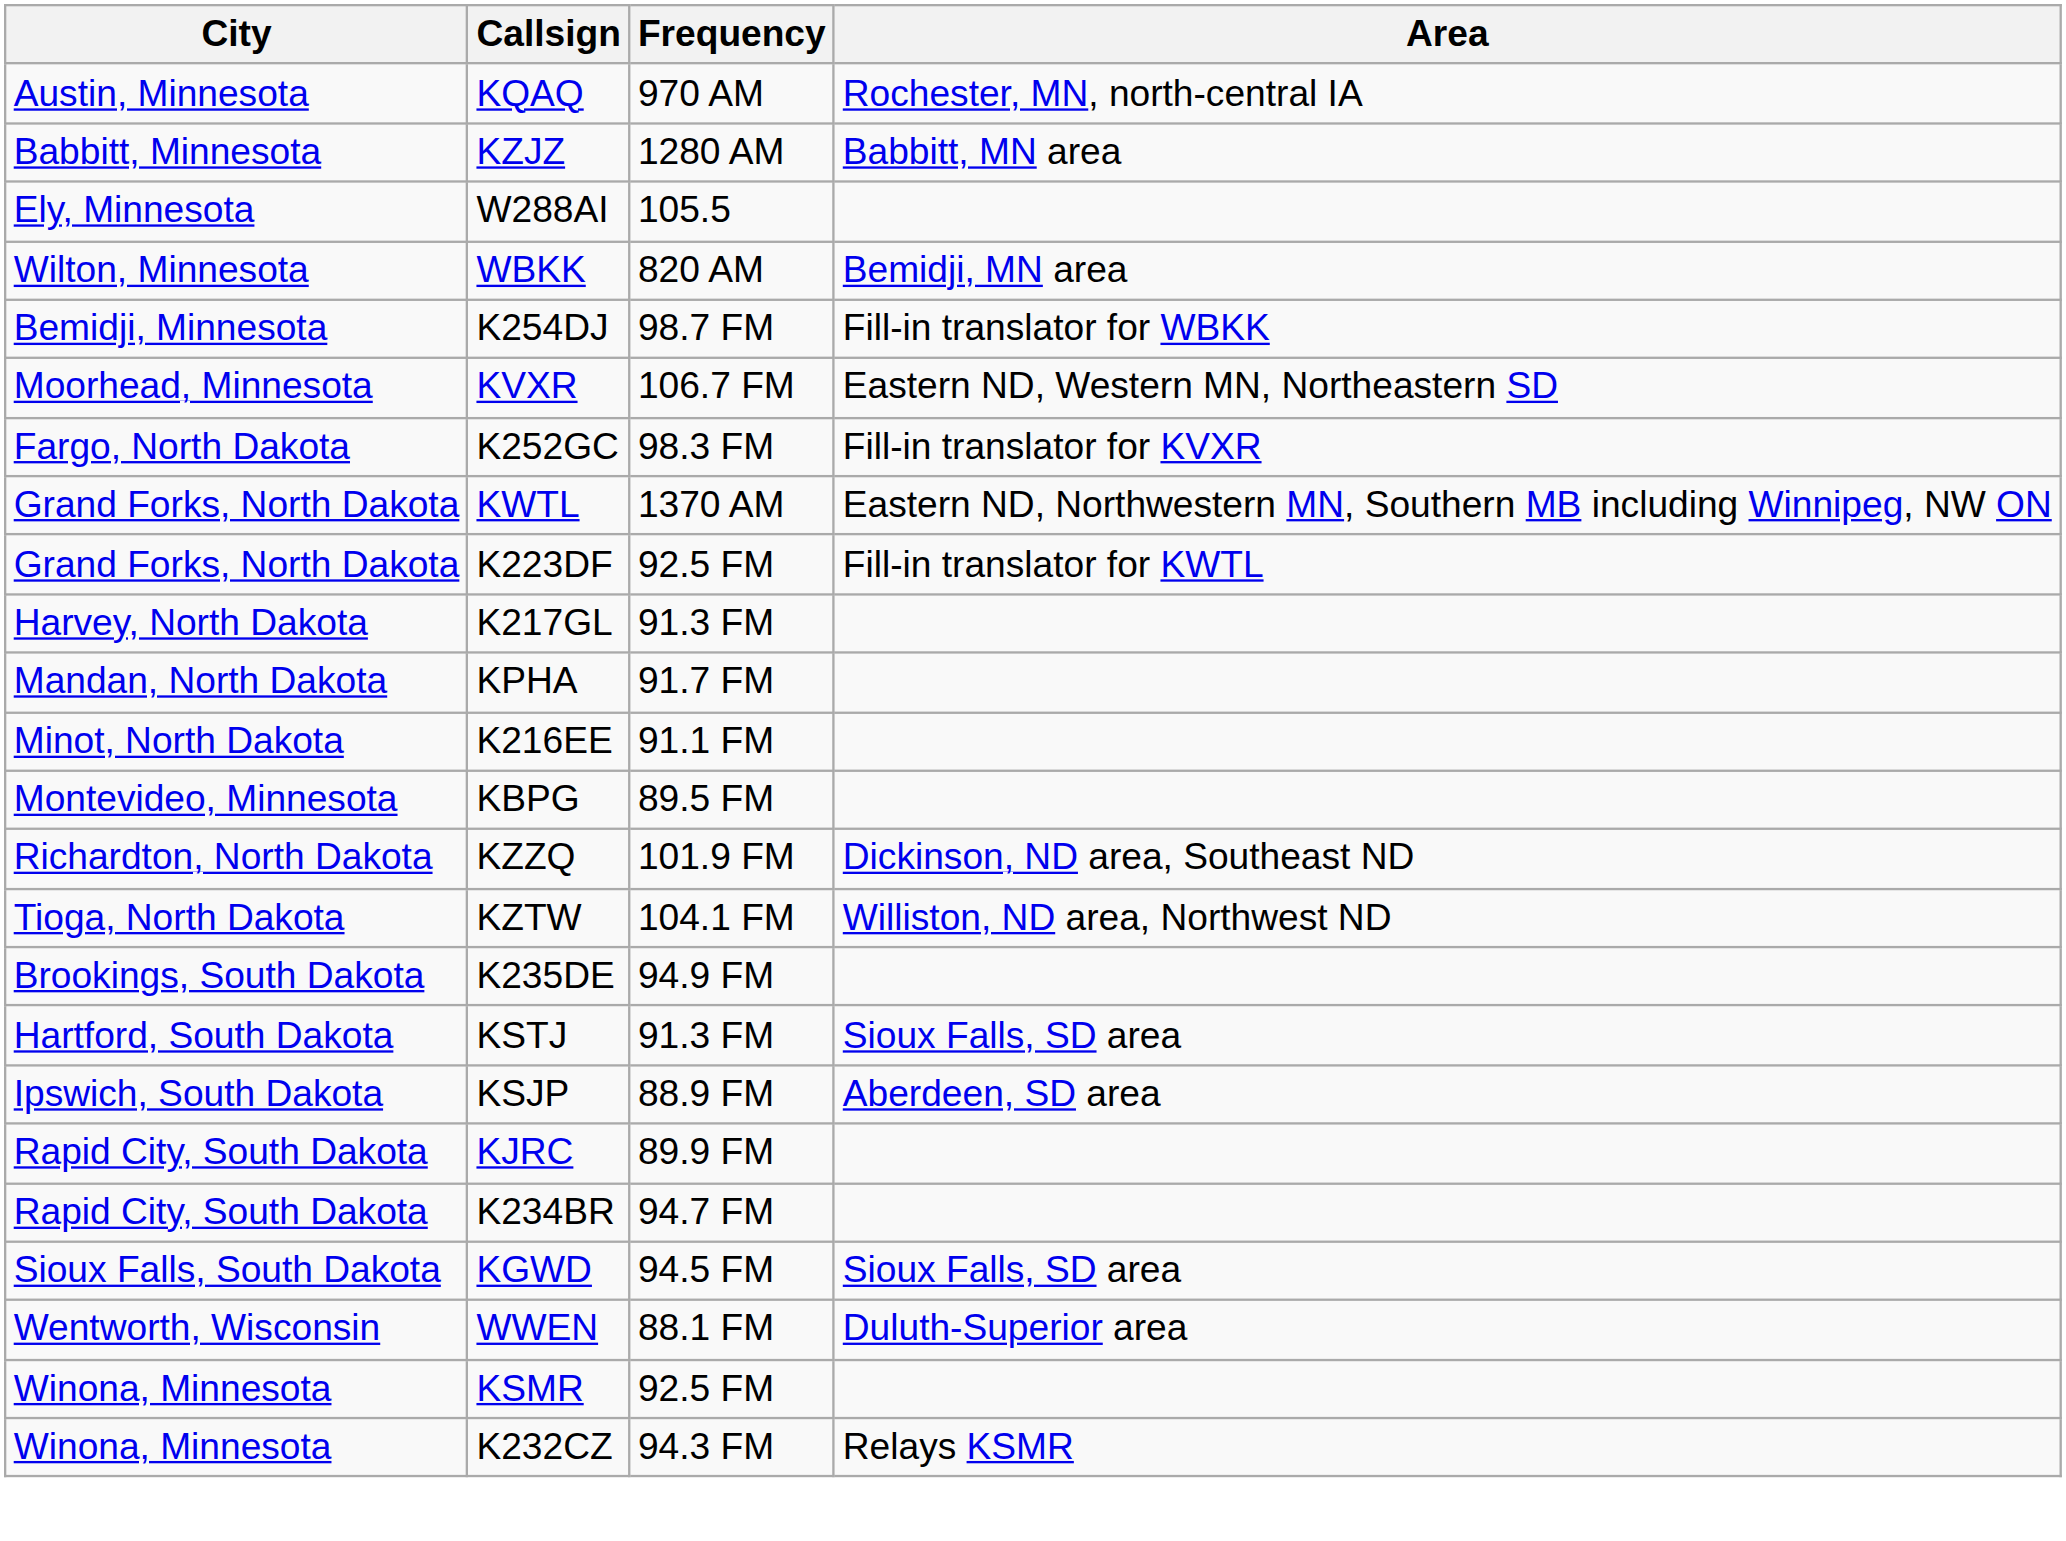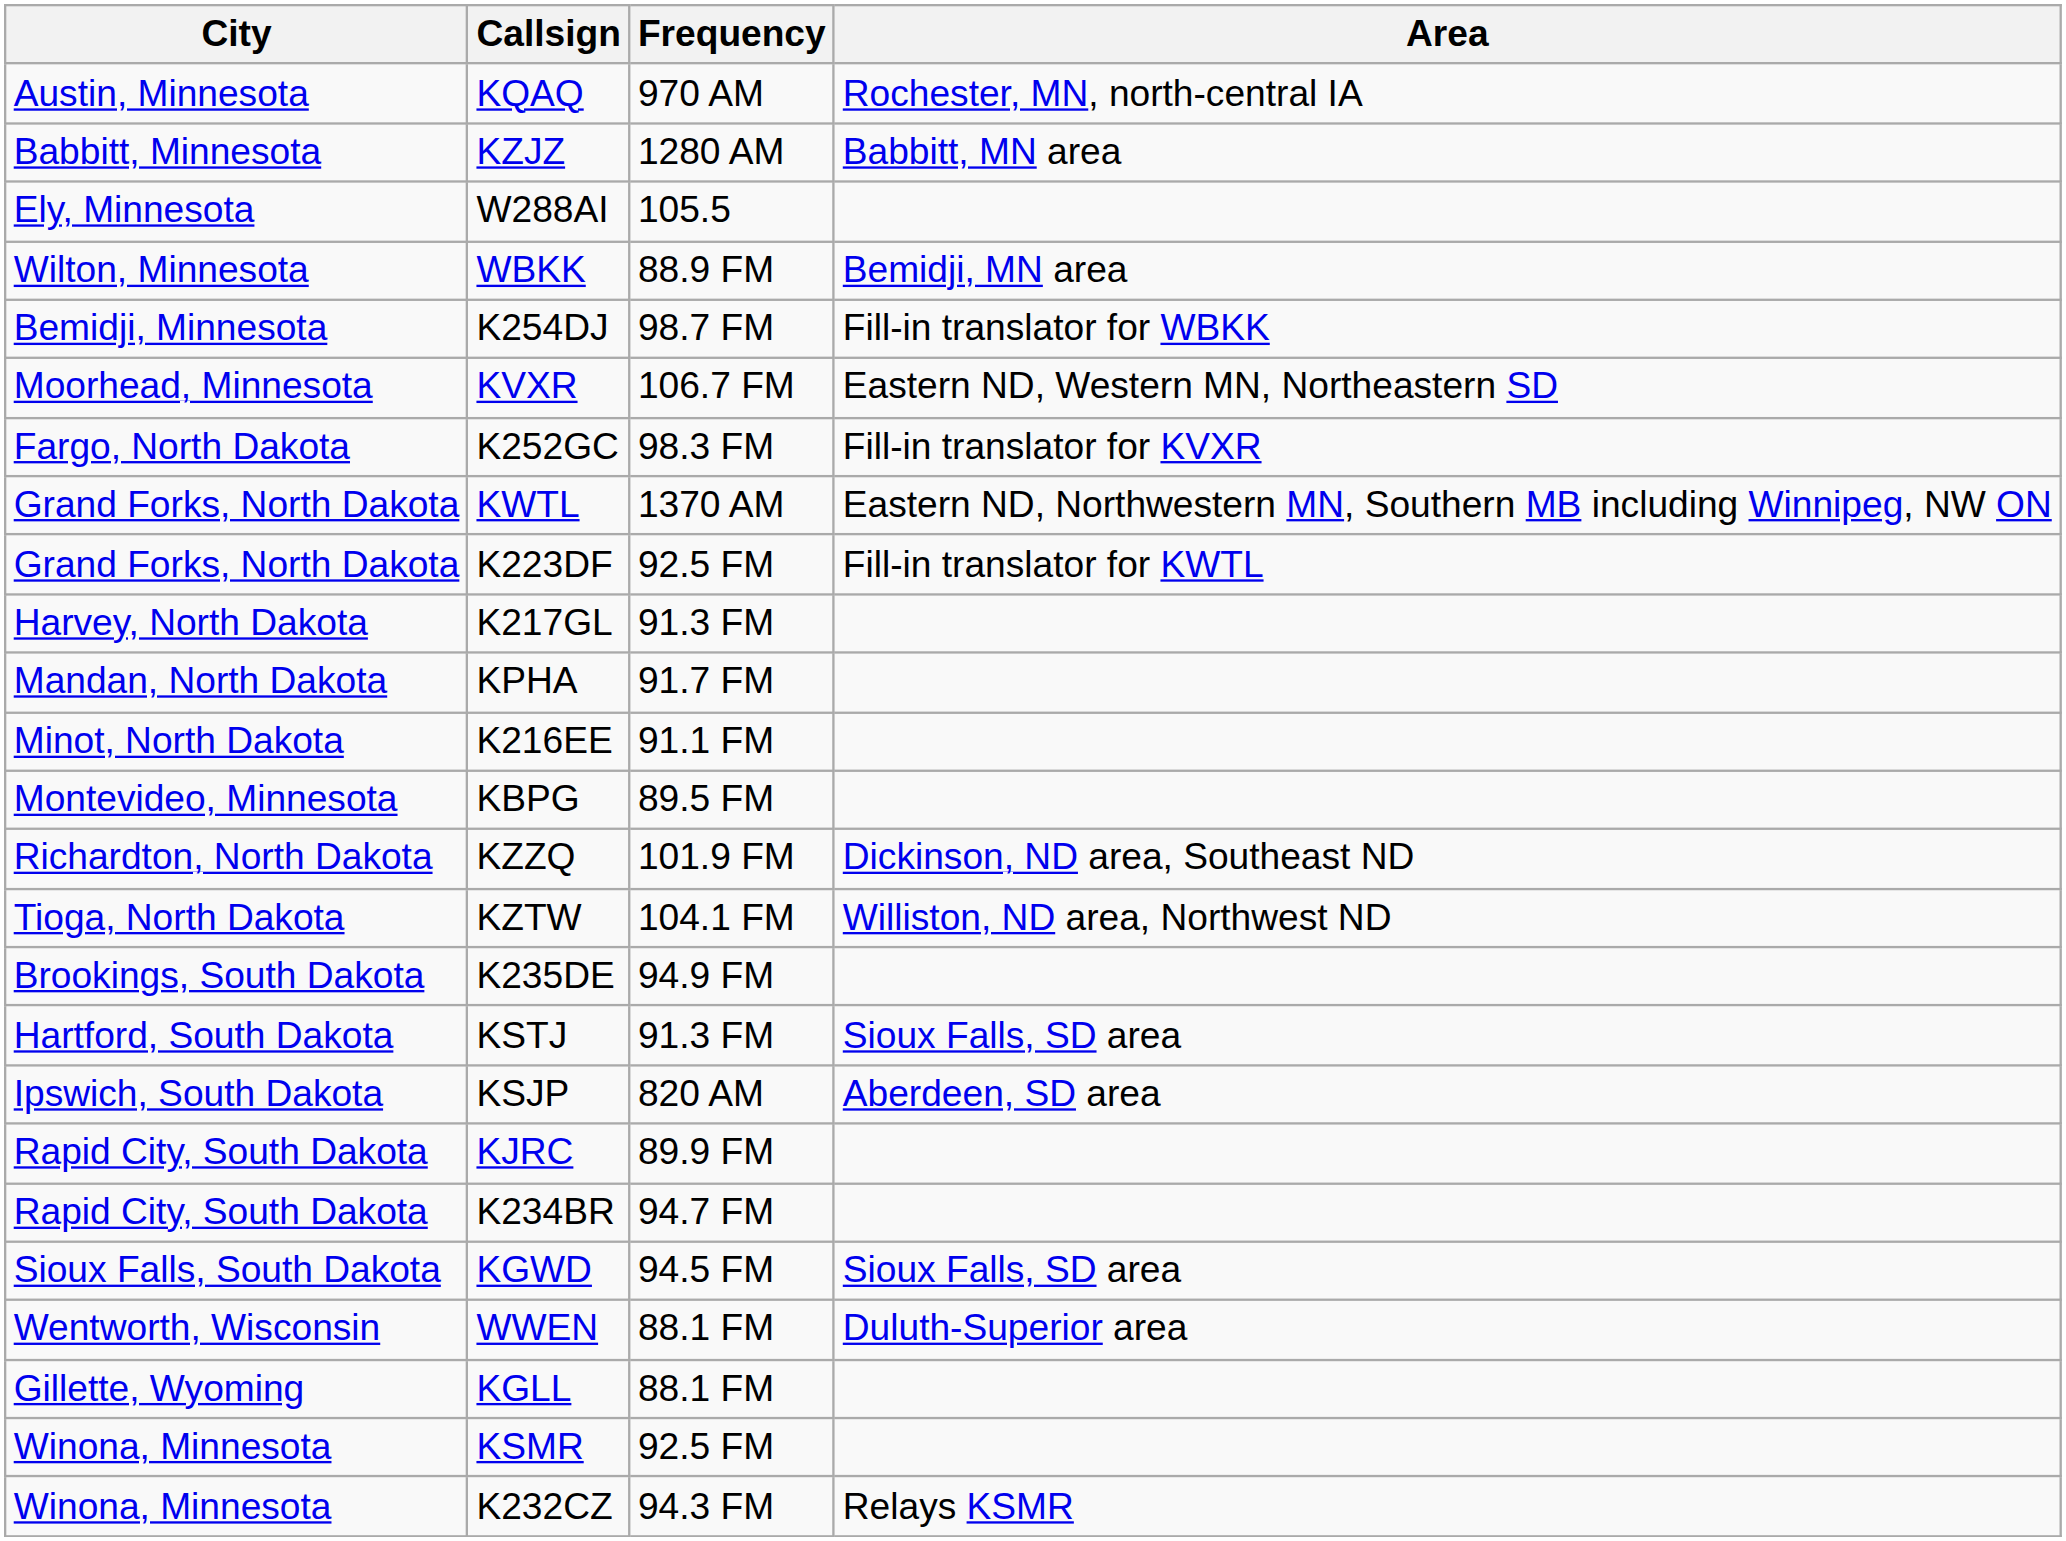(701, 269) 820 AM -> (706, 269) 88.9 FM
(706, 1093) 88.9 FM -> (701, 1093) 820 AM
+ row: (524, 1387)
